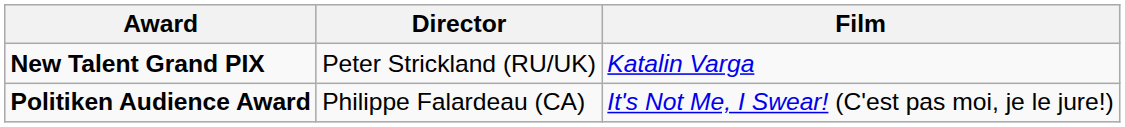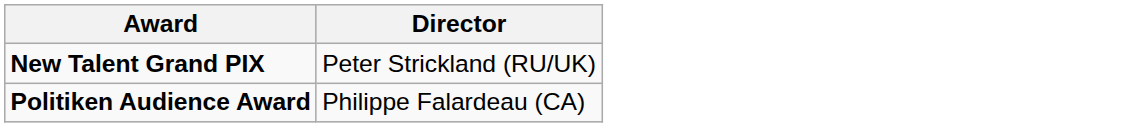- column: (861, 24)
